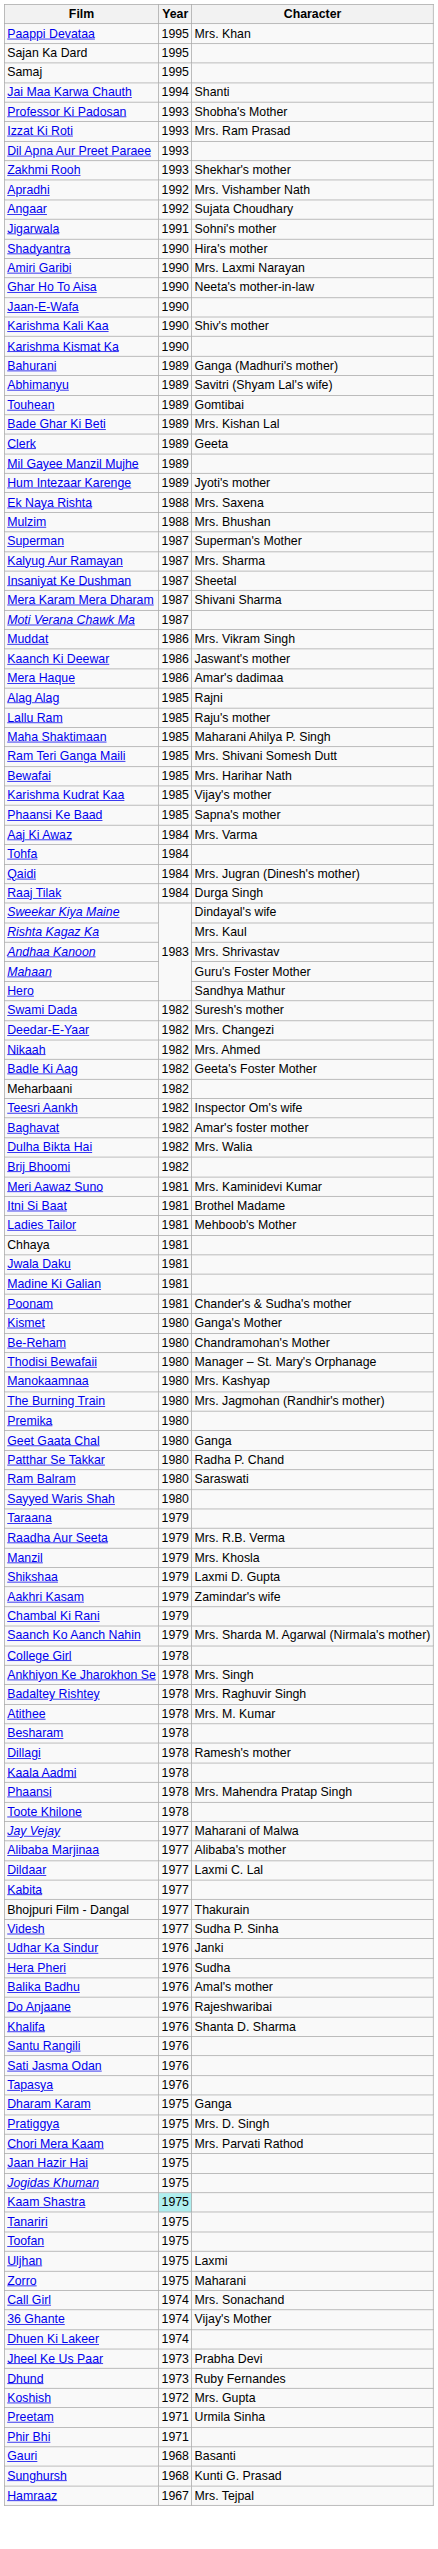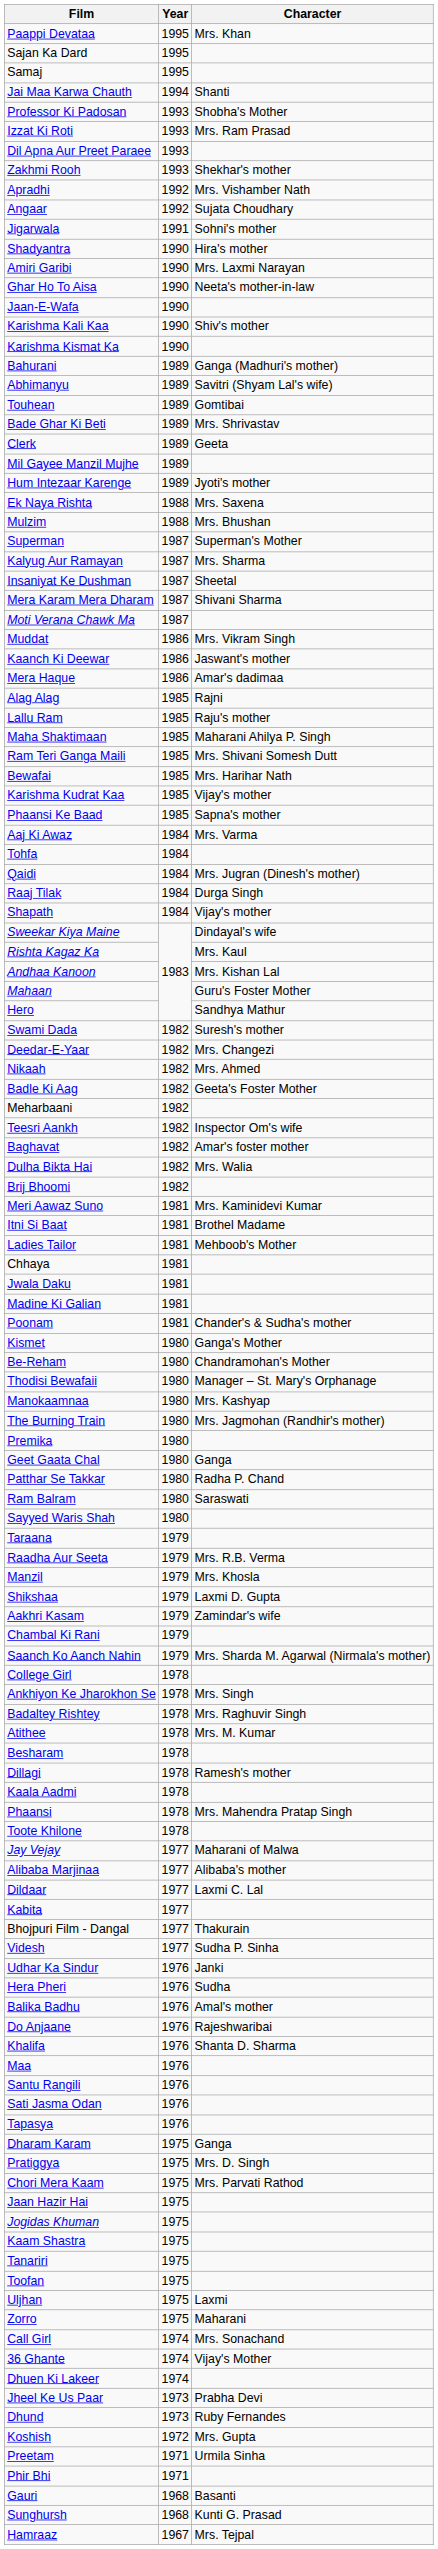(237, 424) Mrs. Kishan Lal -> (237, 424) Mrs. Shrivastav
+ row: (30, 913)
(237, 952) Mrs. Shrivastav -> (237, 971) Mrs. Kishan Lal
+ row: (19, 2065)
(175, 2202) paleturquoise background -> (175, 2241) no background
